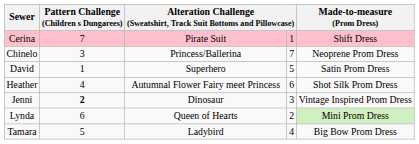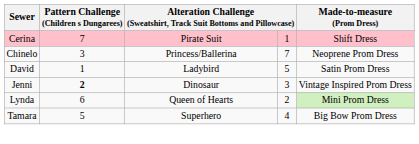(206, 69) Superhero -> (201, 69) Ladybird
- row: (22, 85)
(206, 131) Ladybird -> (201, 116) Superhero
